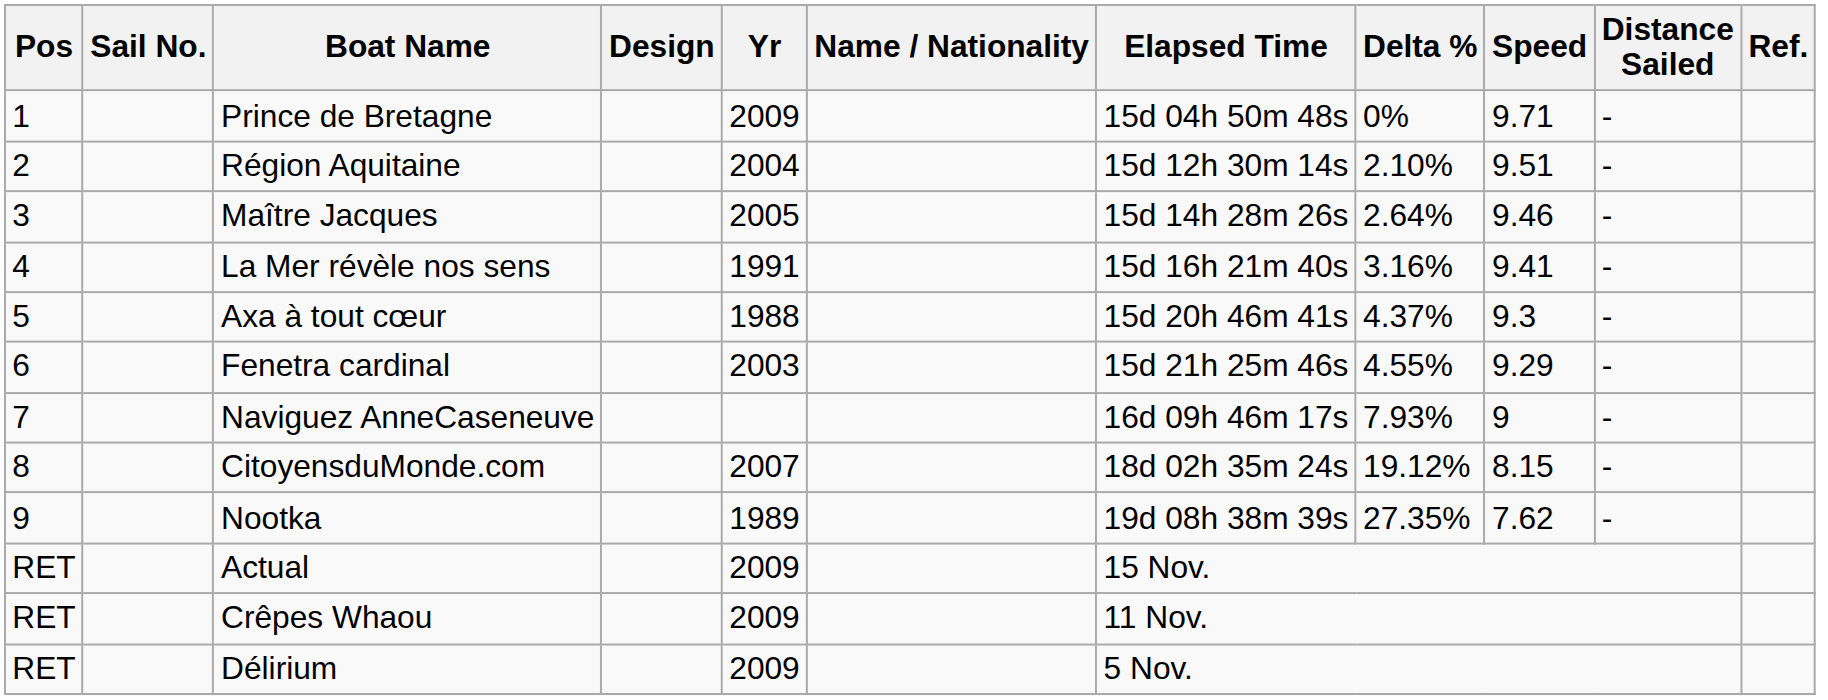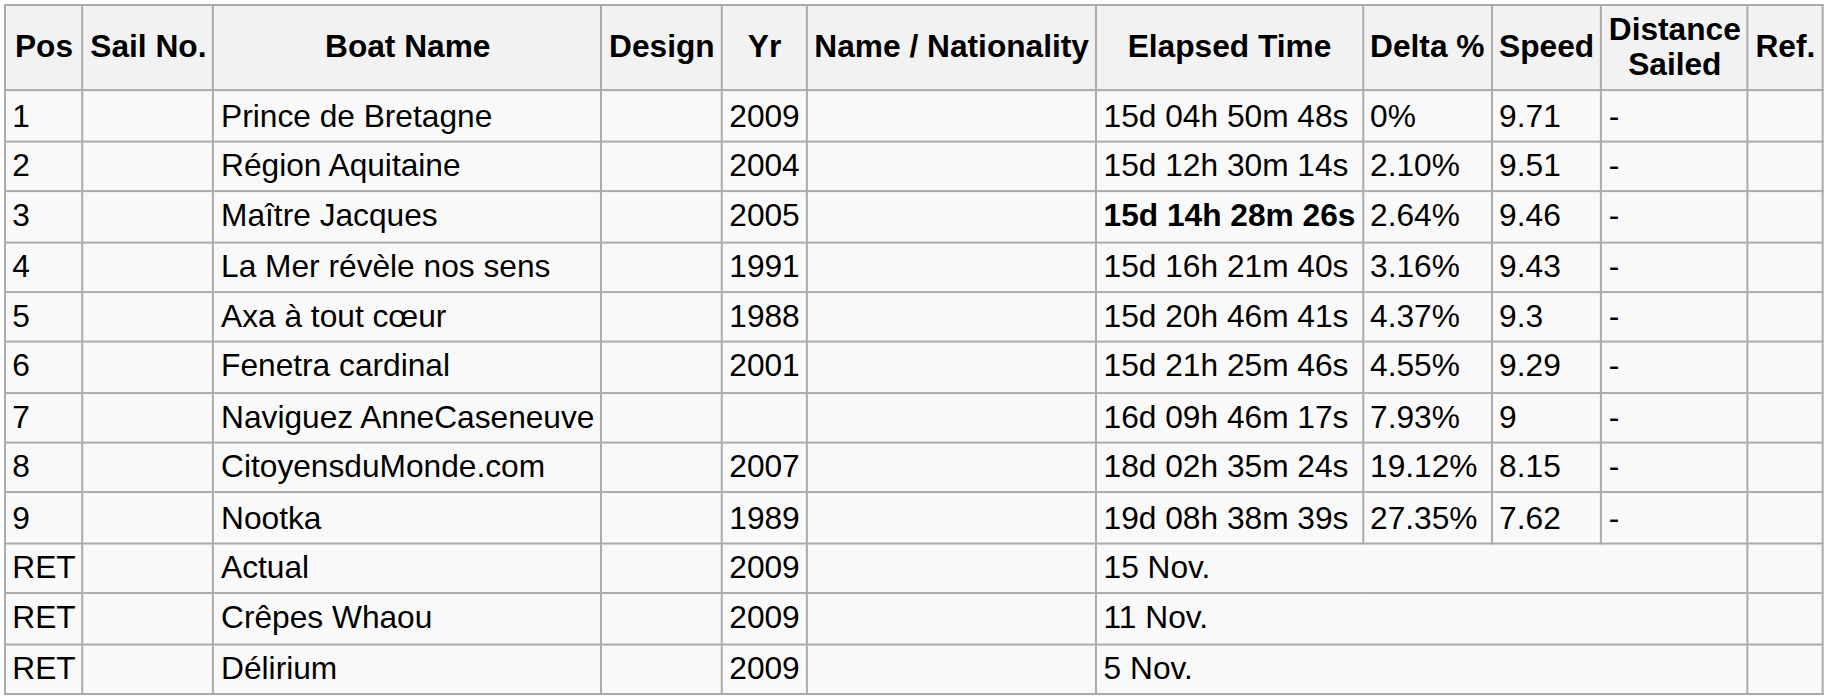(1226, 215) normal -> (1230, 215) bold
(1523, 266) 9.41 -> (1530, 266) 9.43
(765, 366) 2003 -> (765, 366) 2001
